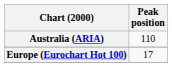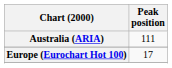(148, 39) 110 -> (148, 39) 111
